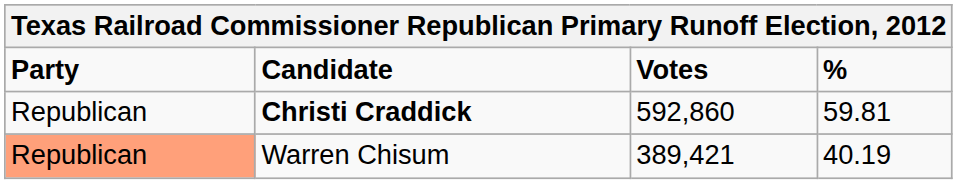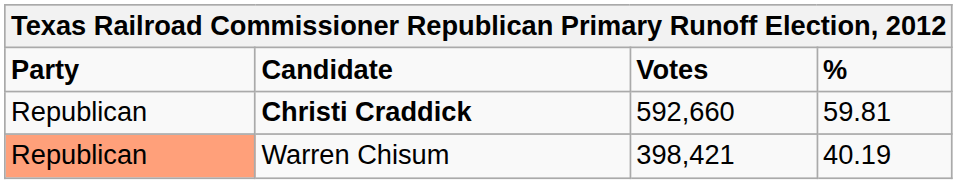(685, 112) 592,860 -> (685, 112) 592,660
(685, 155) 389,421 -> (685, 155) 398,421
